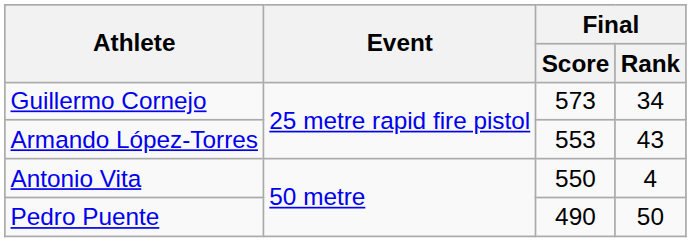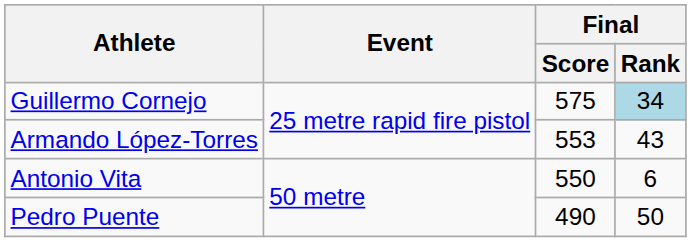(575, 101) 573 -> (575, 101) 575
(650, 101) no background -> (650, 101) lightblue background
(650, 178) 4 -> (650, 178) 6
